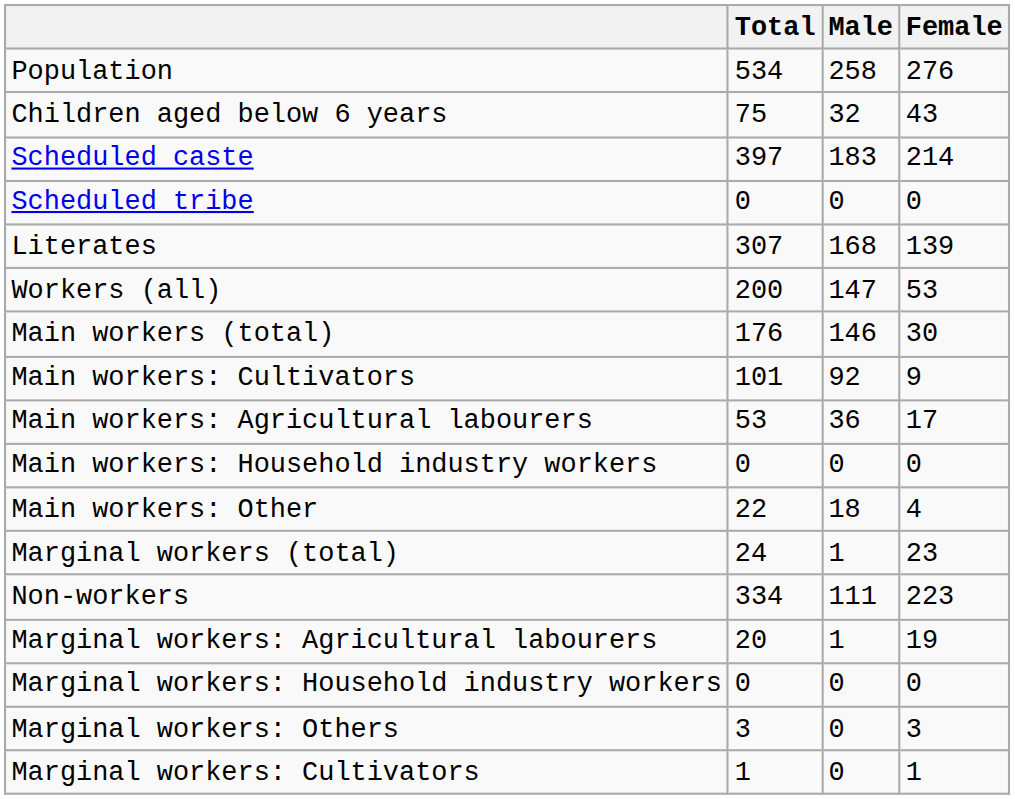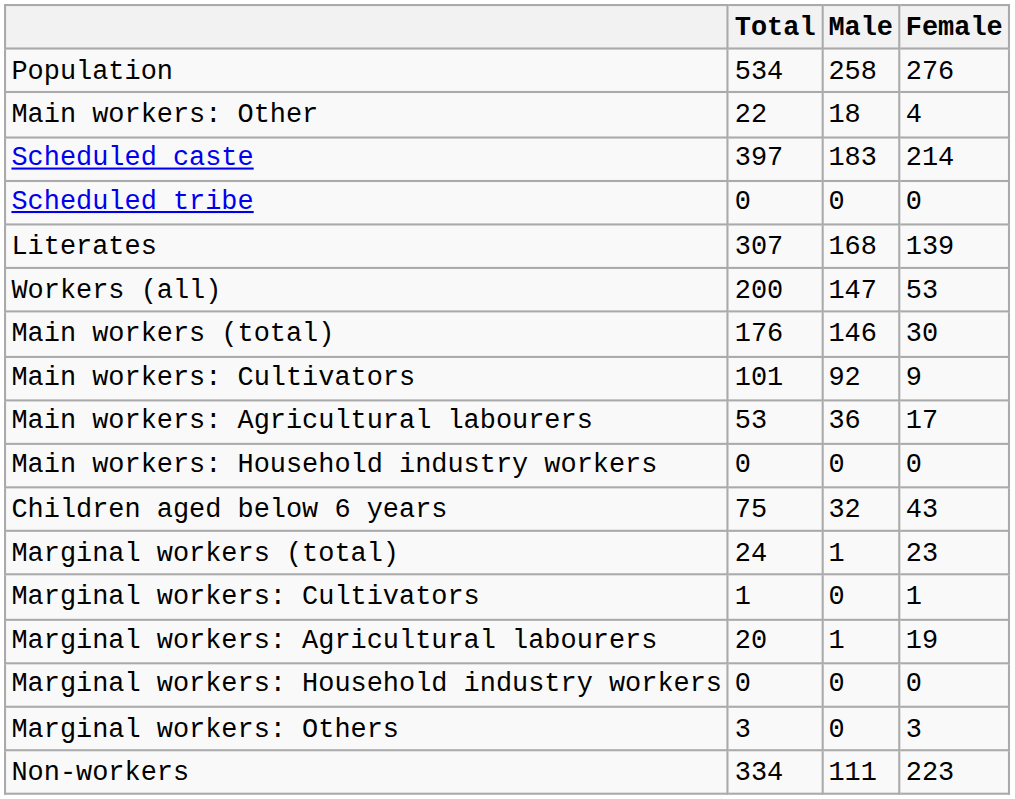rows swapped: (229, 115) <-> (165, 509)
rows swapped: (246, 773) <-> (100, 597)
